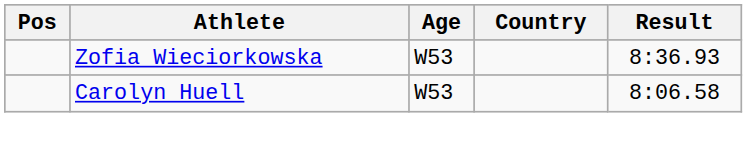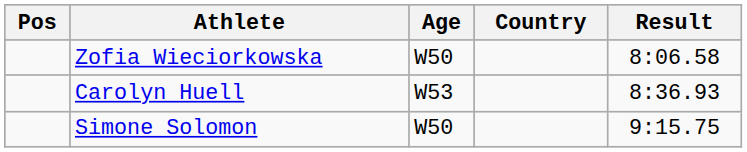(434, 58) W53 -> (434, 58) W50
(674, 58) 8:36.93 -> (674, 58) 8:06.58
(674, 93) 8:06.58 -> (674, 93) 8:36.93
+ row: (166, 129)
